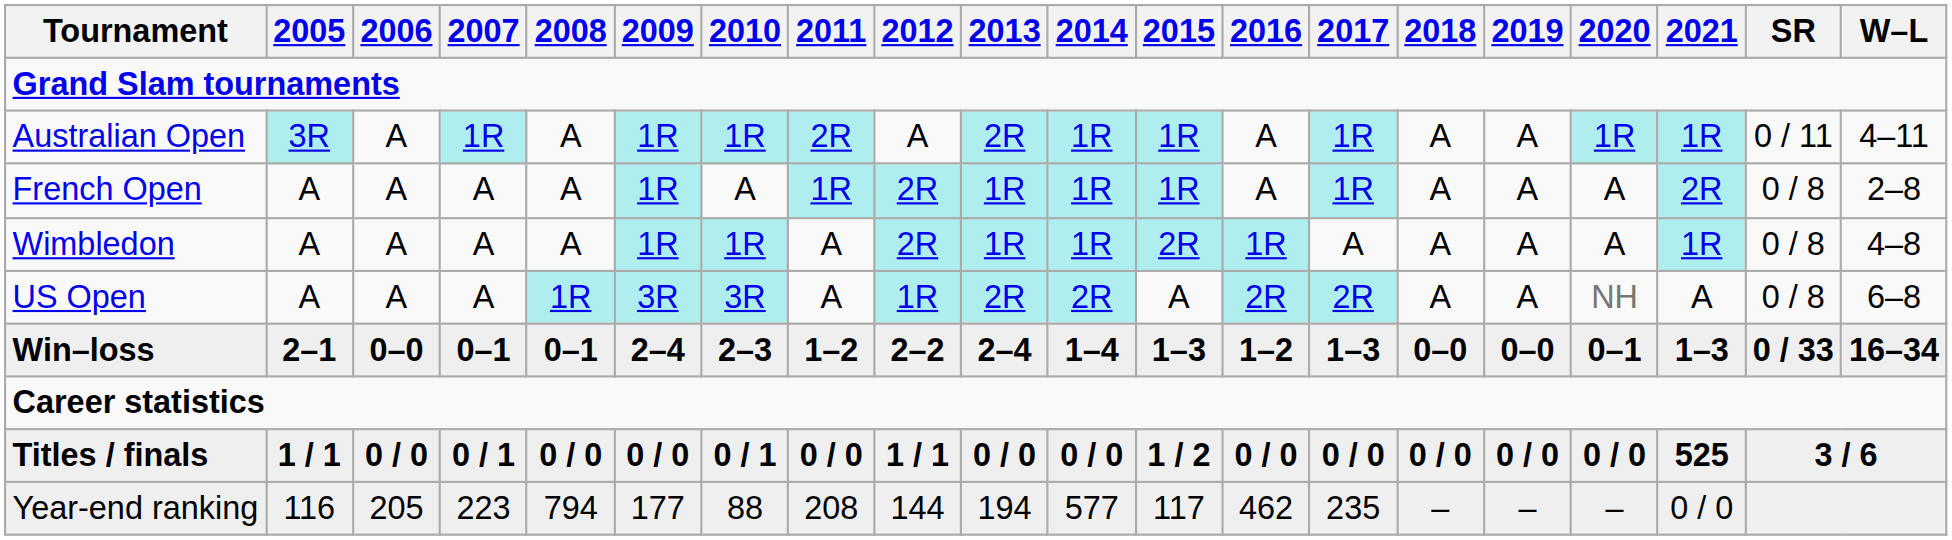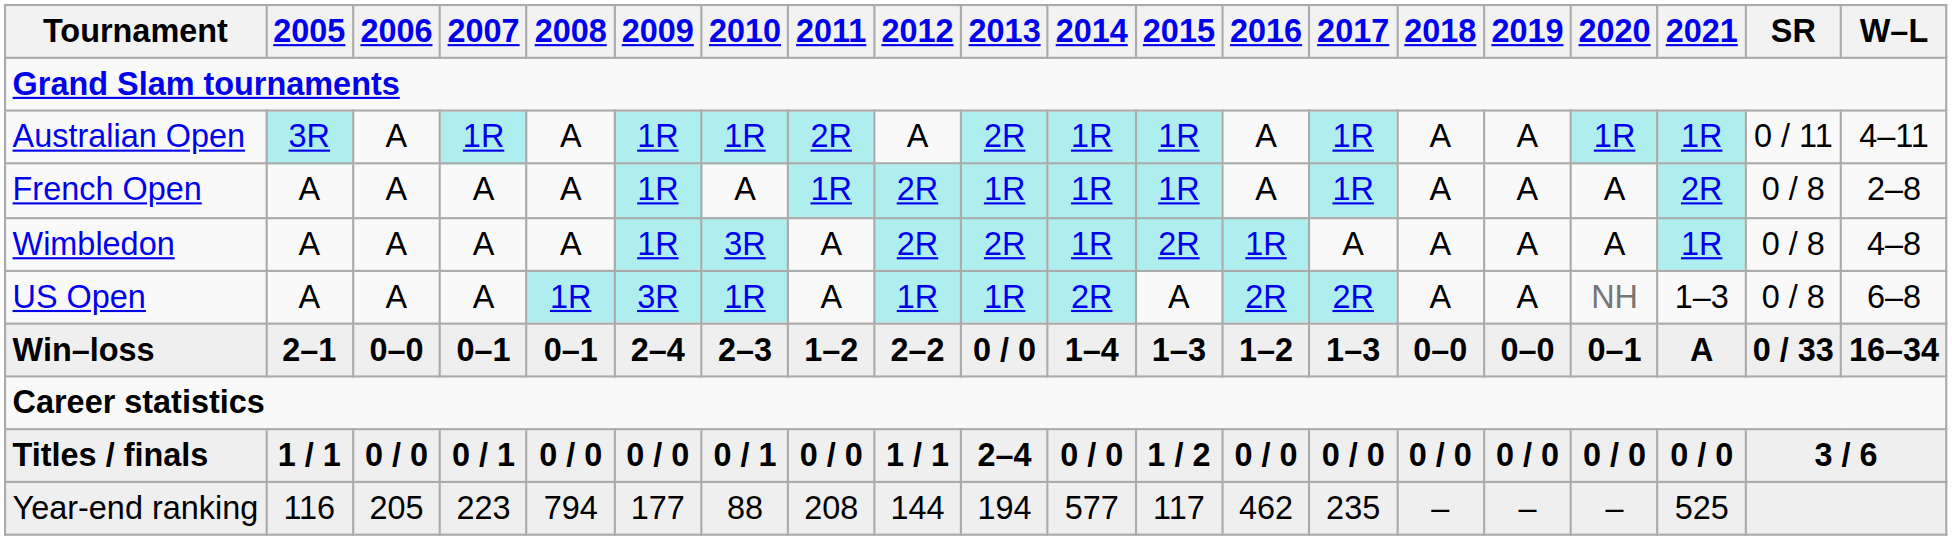(745, 243) 1R -> (745, 243) 3R
(1005, 243) 1R -> (1005, 243) 2R
(745, 296) 3R -> (745, 296) 1R
(1005, 296) 2R -> (1005, 296) 1R
(1702, 296) A -> (1702, 296) 1–3
(1005, 349) 2–4 -> (1005, 349) 0 / 0
(1702, 349) 1–3 -> (1702, 349) A
(1005, 455) 0 / 0 -> (1005, 455) 2–4
(1702, 455) 525 -> (1702, 455) 0 / 0
(1702, 508) 0 / 0 -> (1702, 508) 525
